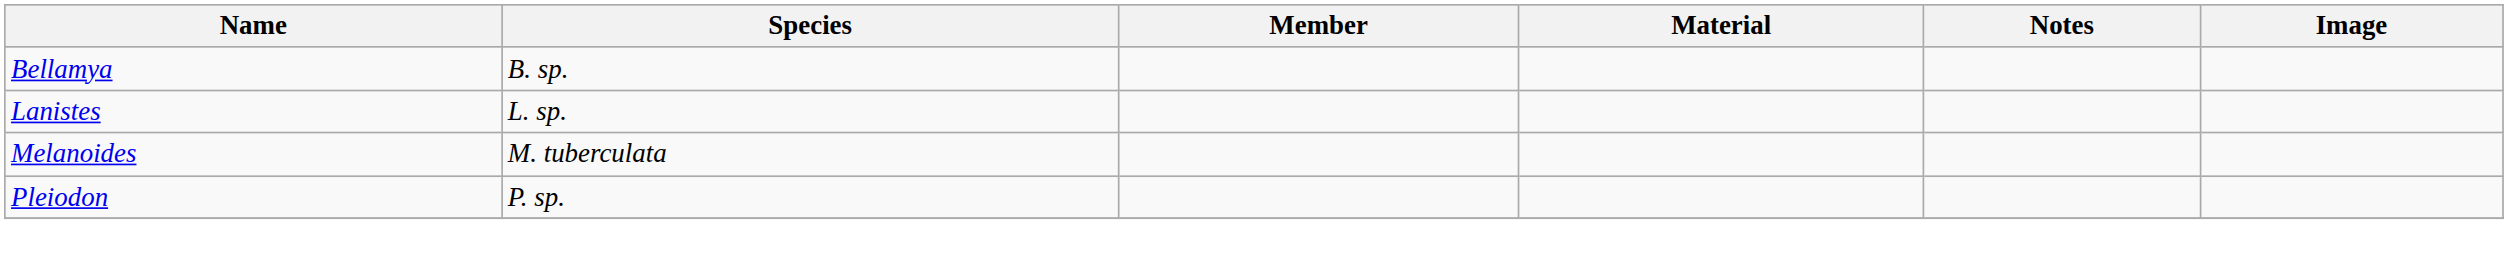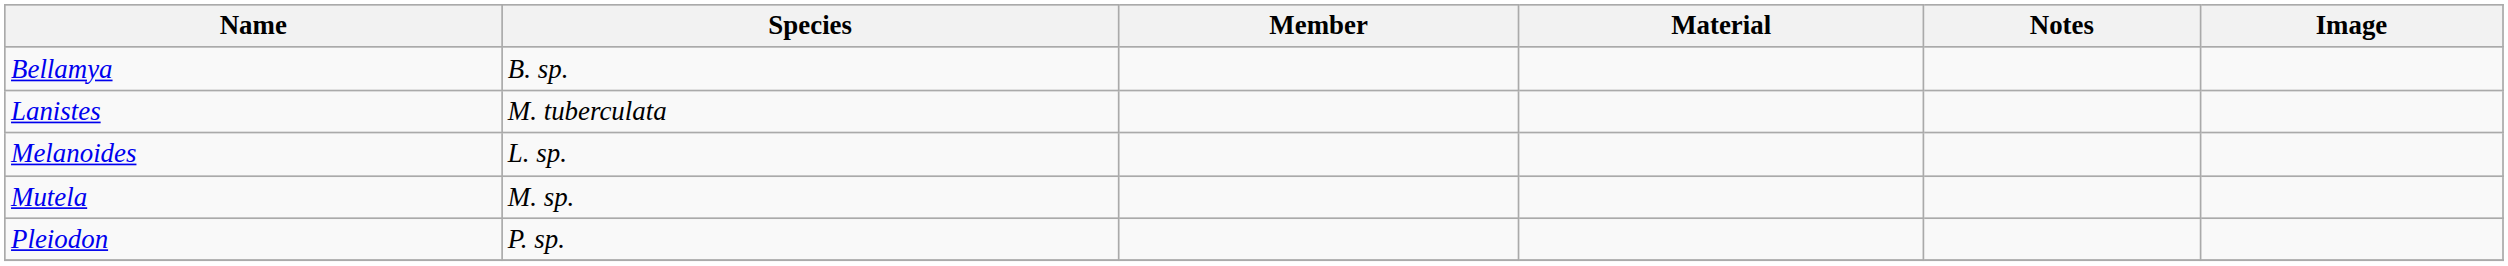(537, 111) L. sp. -> (587, 111) M. tuberculata
(587, 153) M. tuberculata -> (537, 153) L. sp.
+ row: (49, 196)
